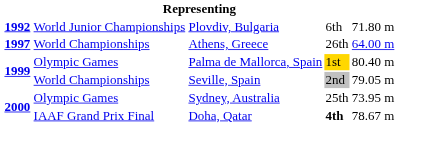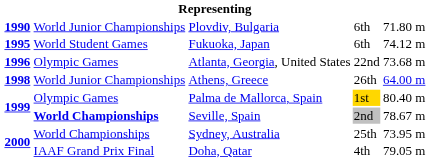(17, 26) 1992 -> (17, 26) 1990
+ row: (229, 44)
+ row: (269, 62)
(17, 44) 1997 -> (17, 80) 1998
(92, 44) World Championships -> (109, 80) World Junior Championships
(92, 80) normal -> (96, 115) bold
(373, 80) 79.05 m -> (404, 115) 78.67 m
(76, 97) Olympic Games -> (92, 133) World Championships
(335, 115) bold -> (362, 151) normal
(373, 115) 78.67 m -> (404, 151) 79.05 m
